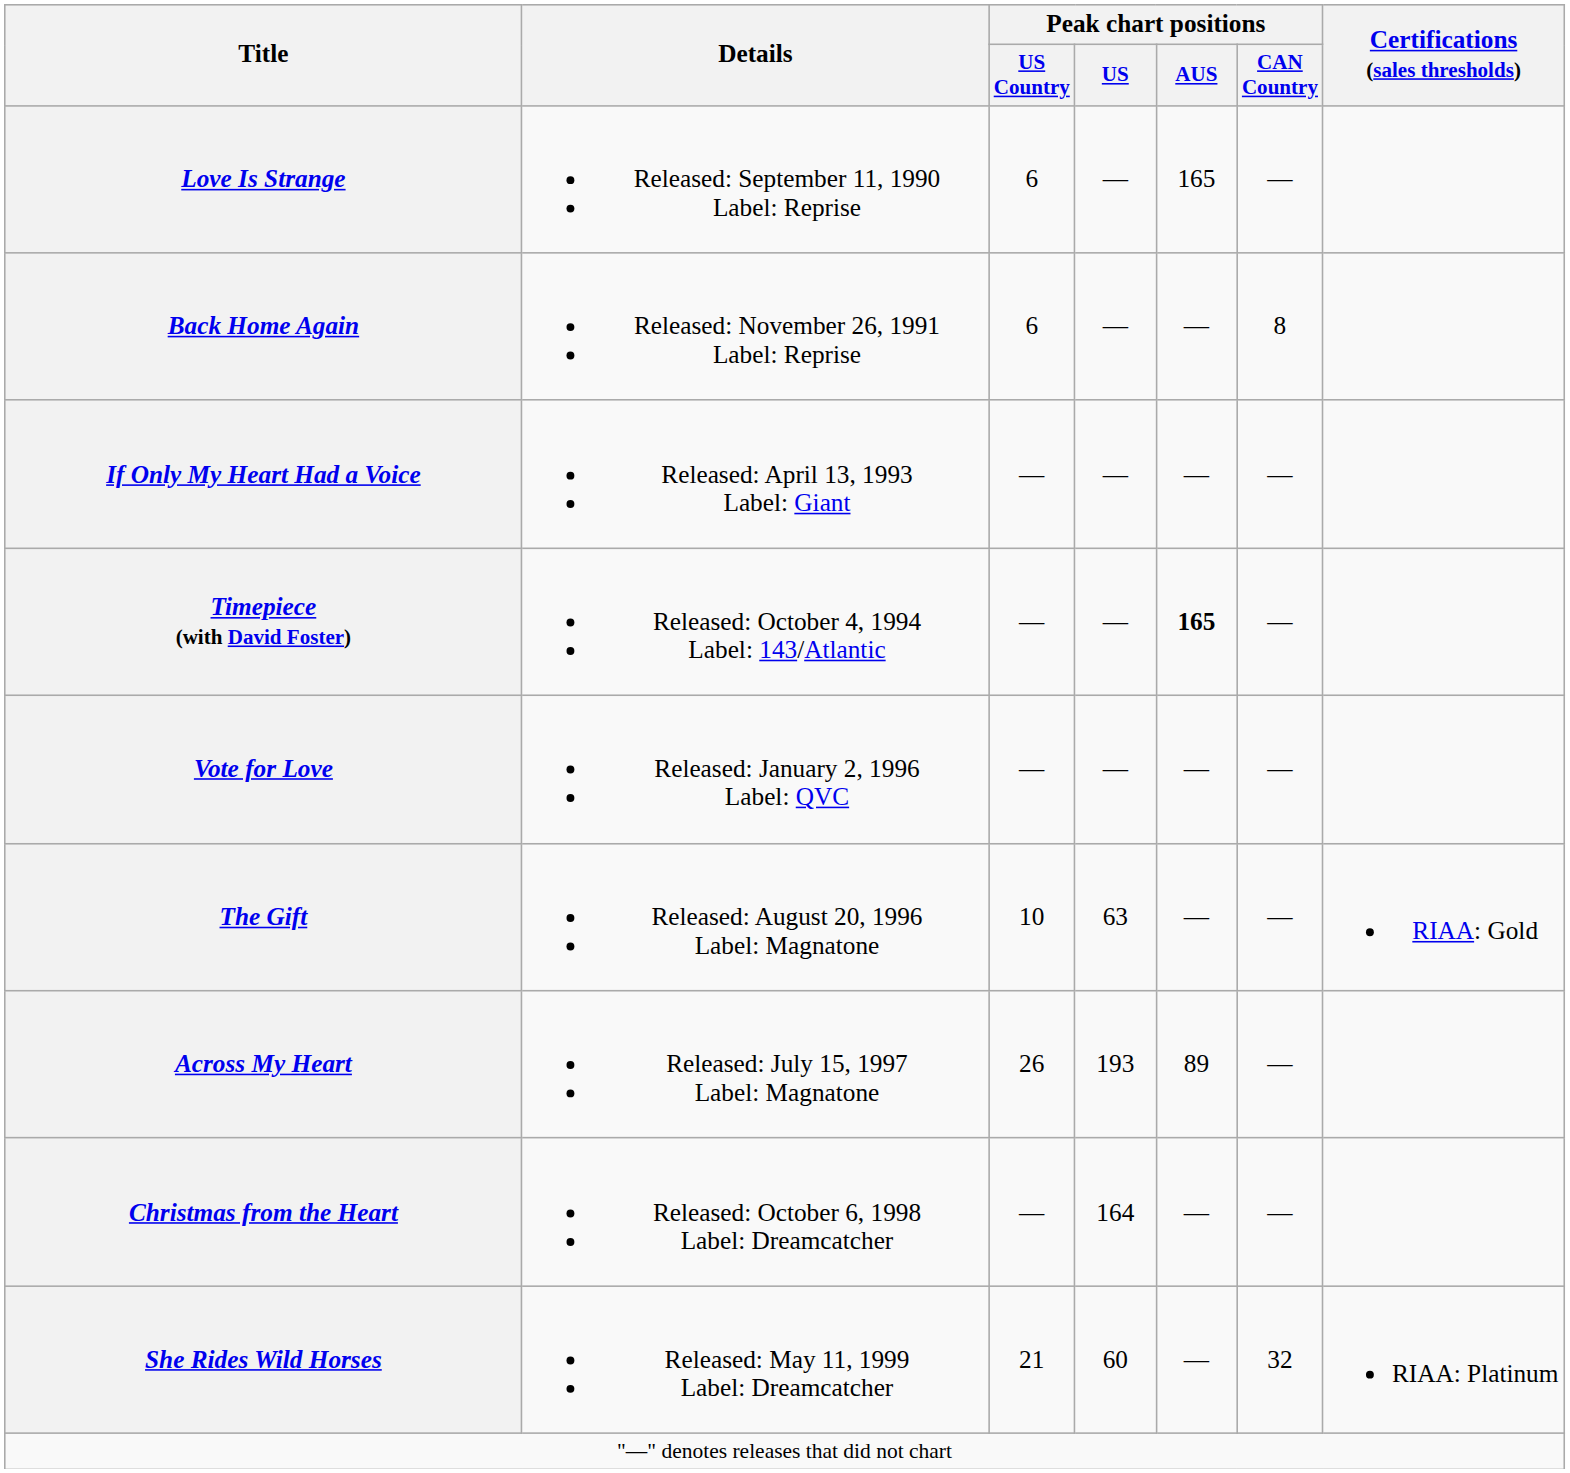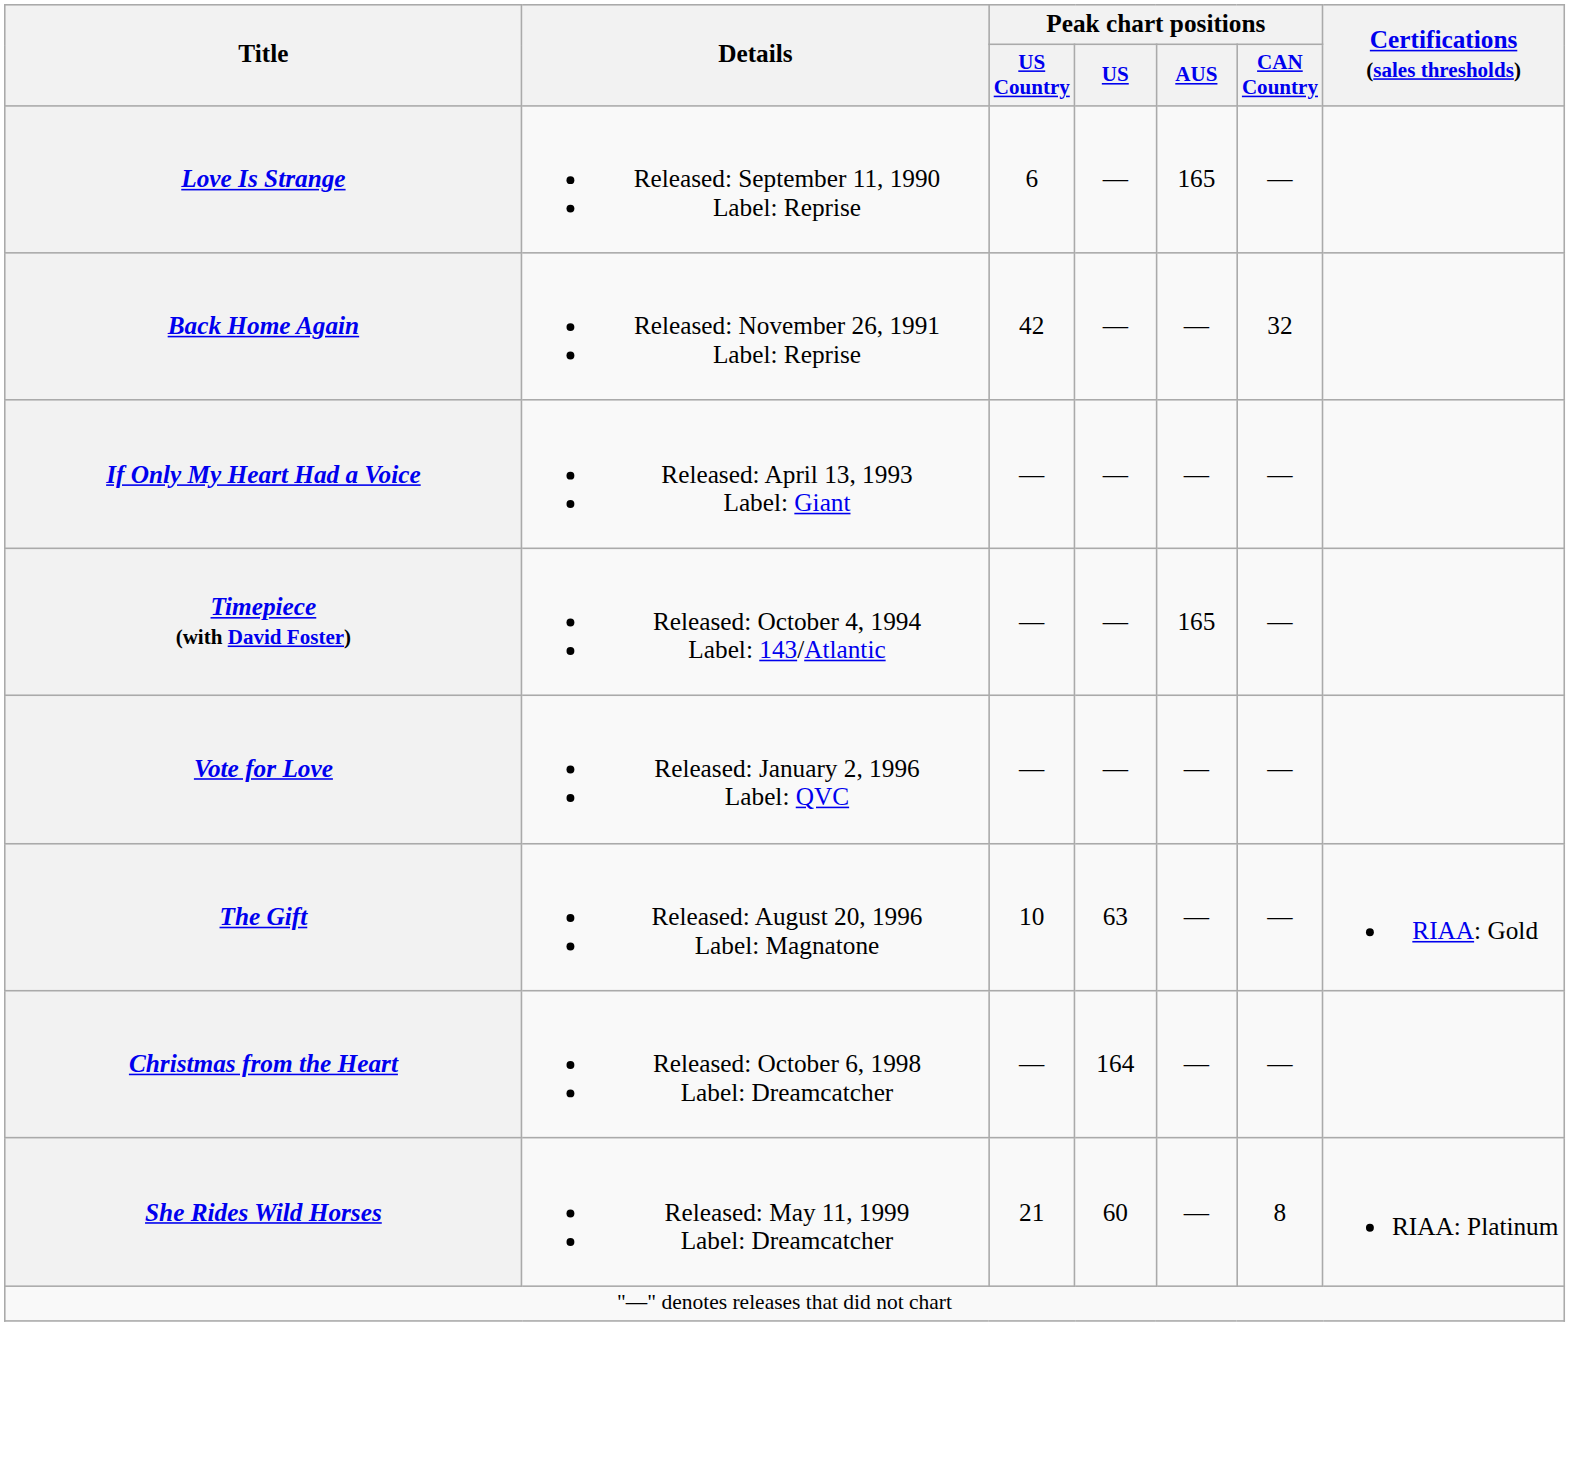(1032, 326) 6 -> (1032, 326) 42
(1280, 326) 8 -> (1280, 326) 32
(1196, 621) bold -> (1196, 621) normal
- row: (263, 1064)
(1280, 1359) 32 -> (1280, 1211) 8
